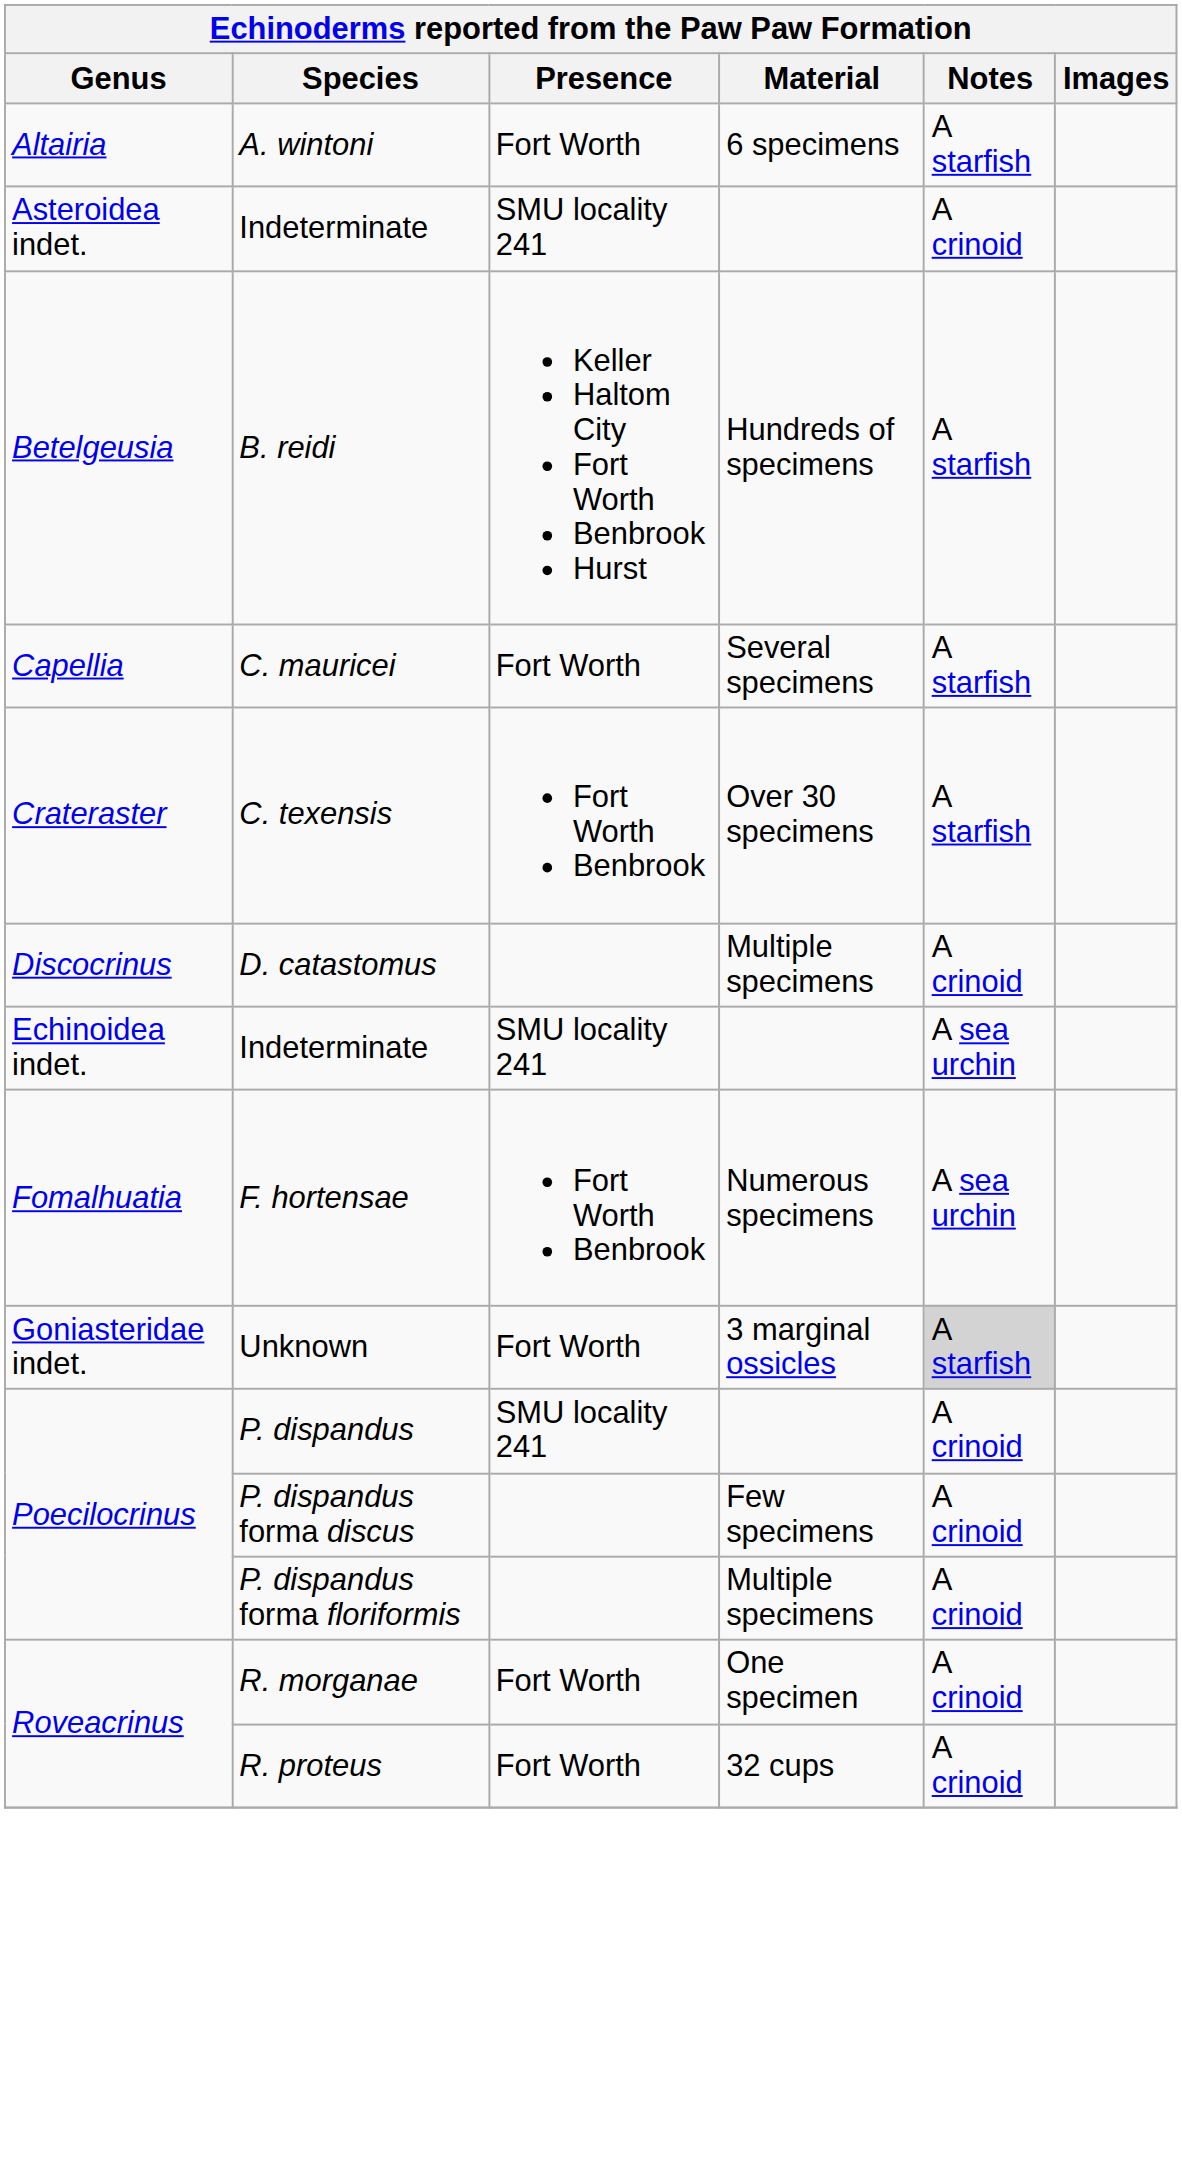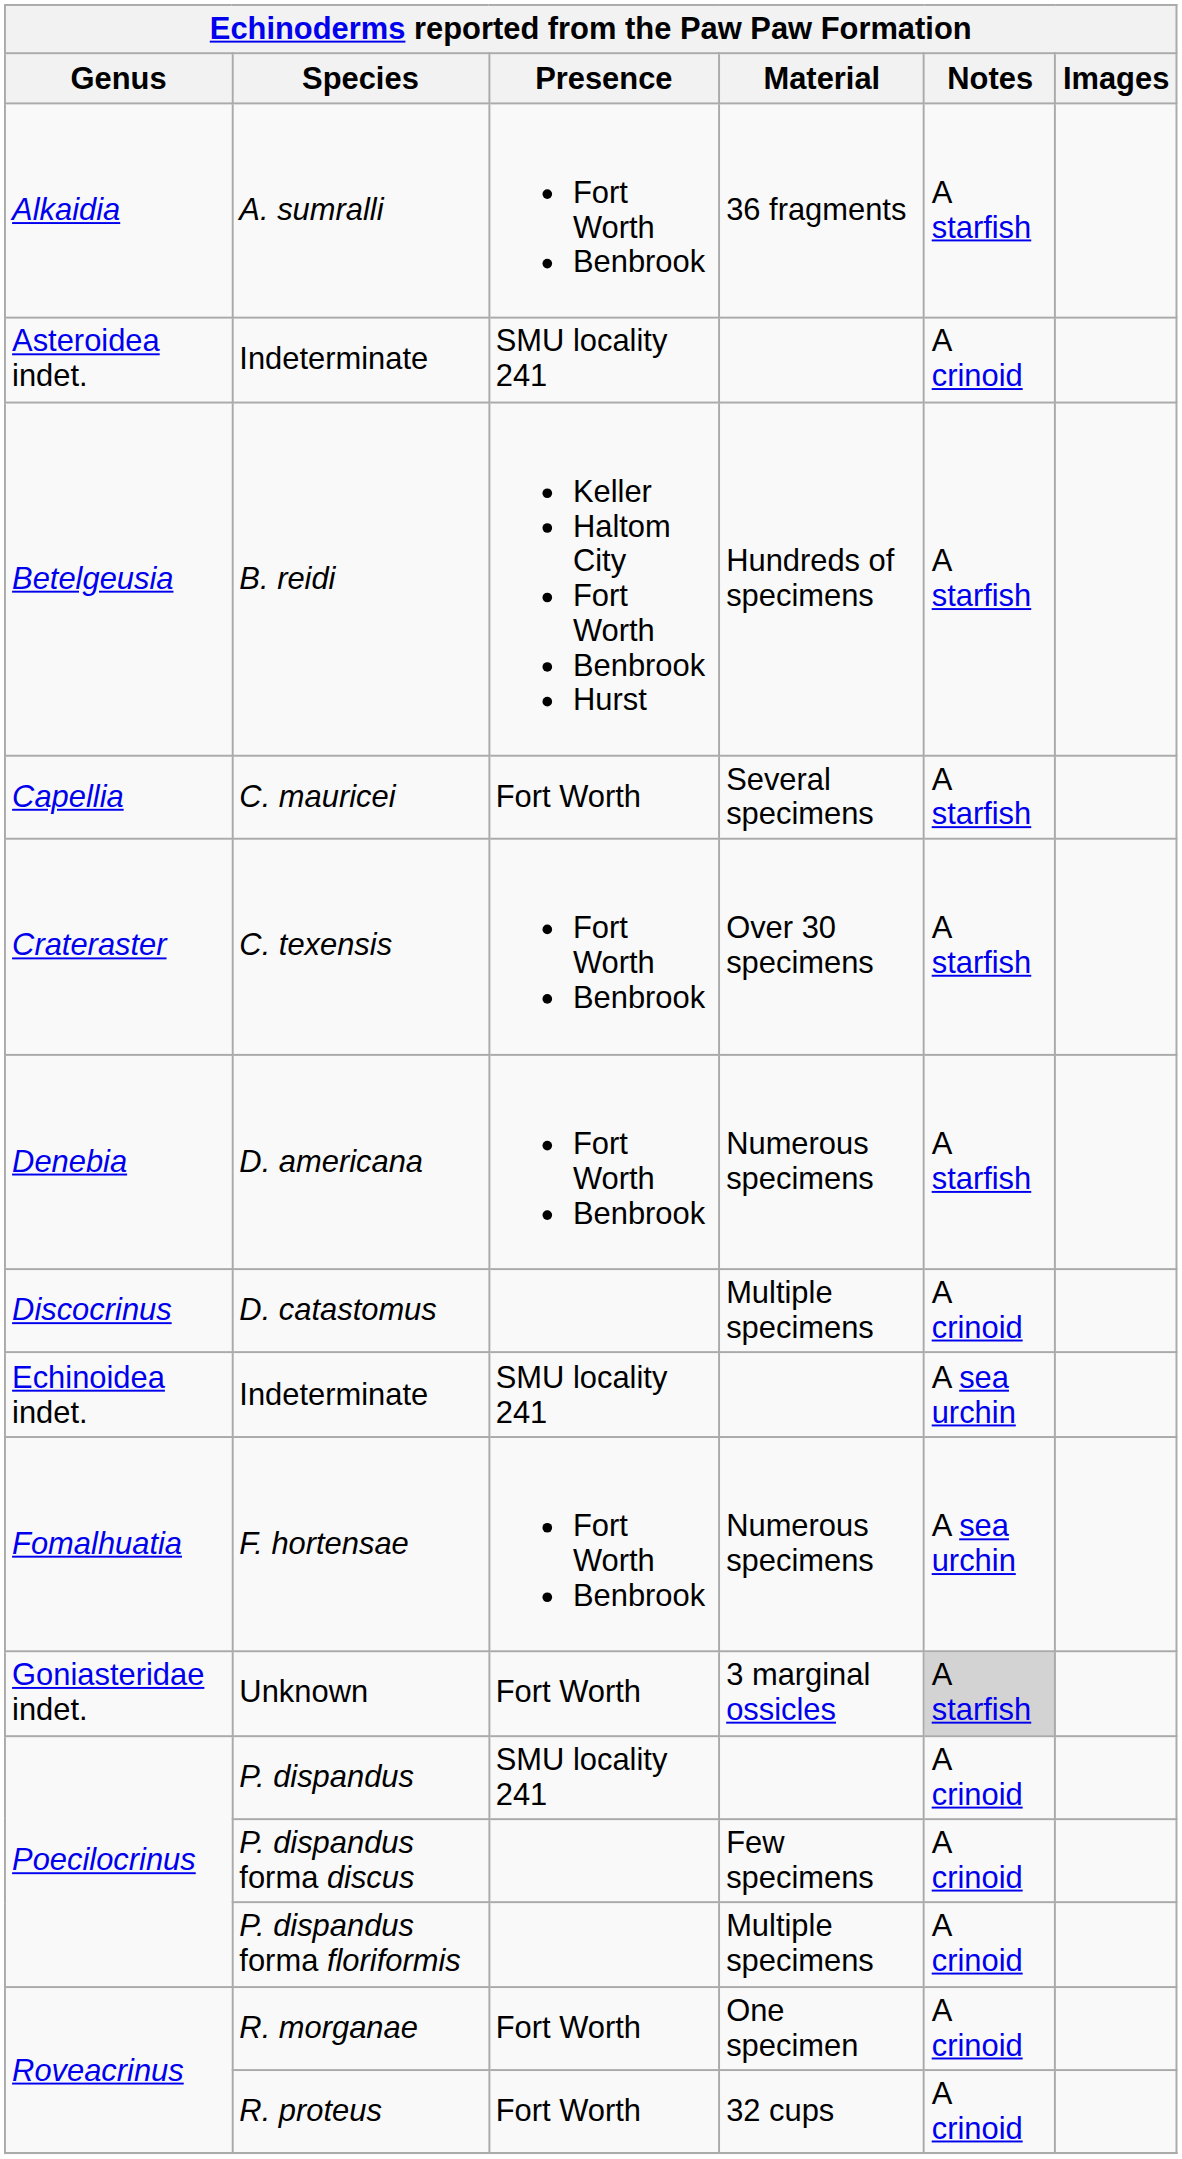+ row: (66, 209)
- row: (59, 144)
+ row: (70, 1161)
